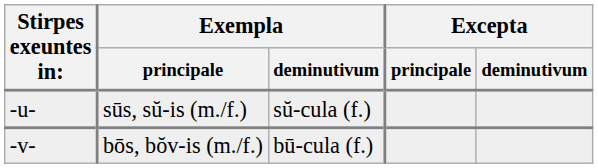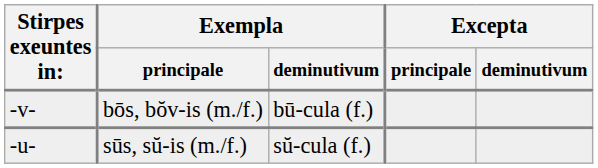rows swapped: (175, 108) <-> (183, 145)
